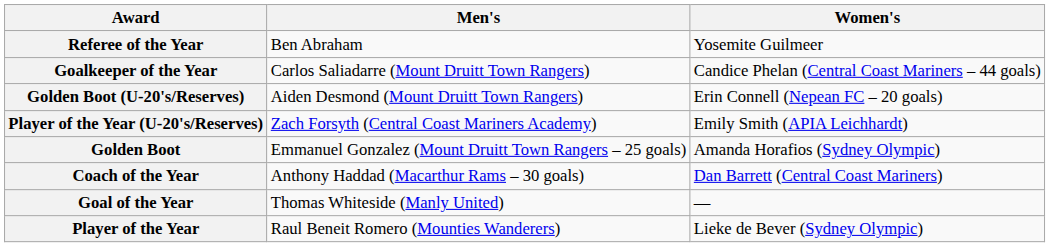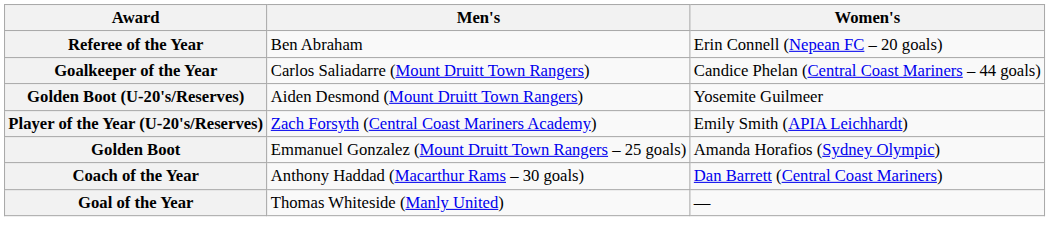(758, 44) Yosemite Guilmeer -> (818, 44) Erin Connell (Nepean FC – 20 goals)
(818, 96) Erin Connell (Nepean FC – 20 goals) -> (758, 96) Yosemite Guilmeer
- row: (136, 228)
